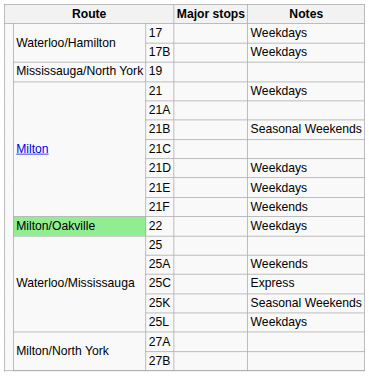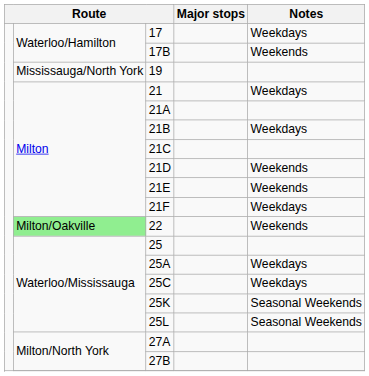(279, 52) Weekdays -> (279, 52) Weekends
(306, 129) Seasonal Weekends -> (279, 129) Weekdays
(279, 168) Weekdays -> (279, 168) Weekends
(279, 187) Weekdays -> (279, 187) Weekends
(279, 206) Weekends -> (279, 206) Weekdays
(279, 226) Weekdays -> (279, 226) Weekends
(279, 264) Weekends -> (279, 264) Weekdays
(273, 284) Express -> (279, 284) Weekdays
(279, 322) Weekdays -> (306, 322) Seasonal Weekends
